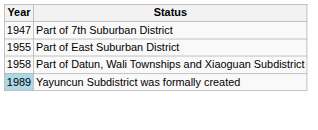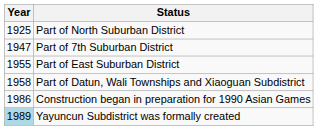+ row: (110, 30)
+ row: (173, 99)
